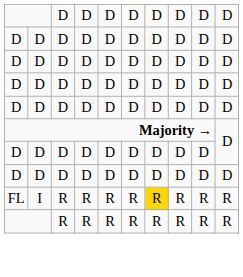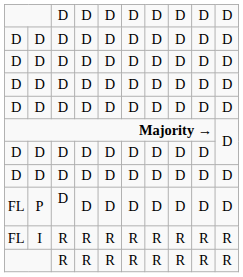+ row: (16, 206)
(157, 198) gold background -> (157, 237) no background
